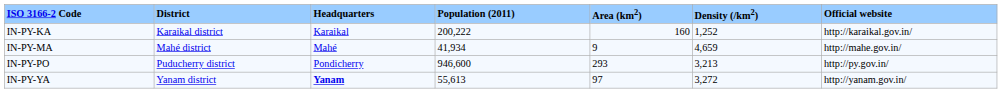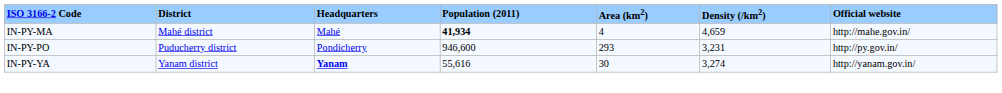- row: (29, 31)
(452, 47) normal -> (456, 31) bold
(595, 47) 9 -> (601, 31) 4
(706, 64) 3,213 -> (714, 47) 3,231
(452, 80) 55,613 -> (456, 64) 55,616
(597, 80) 97 -> (604, 64) 30
(706, 80) 3,272 -> (714, 64) 3,274
